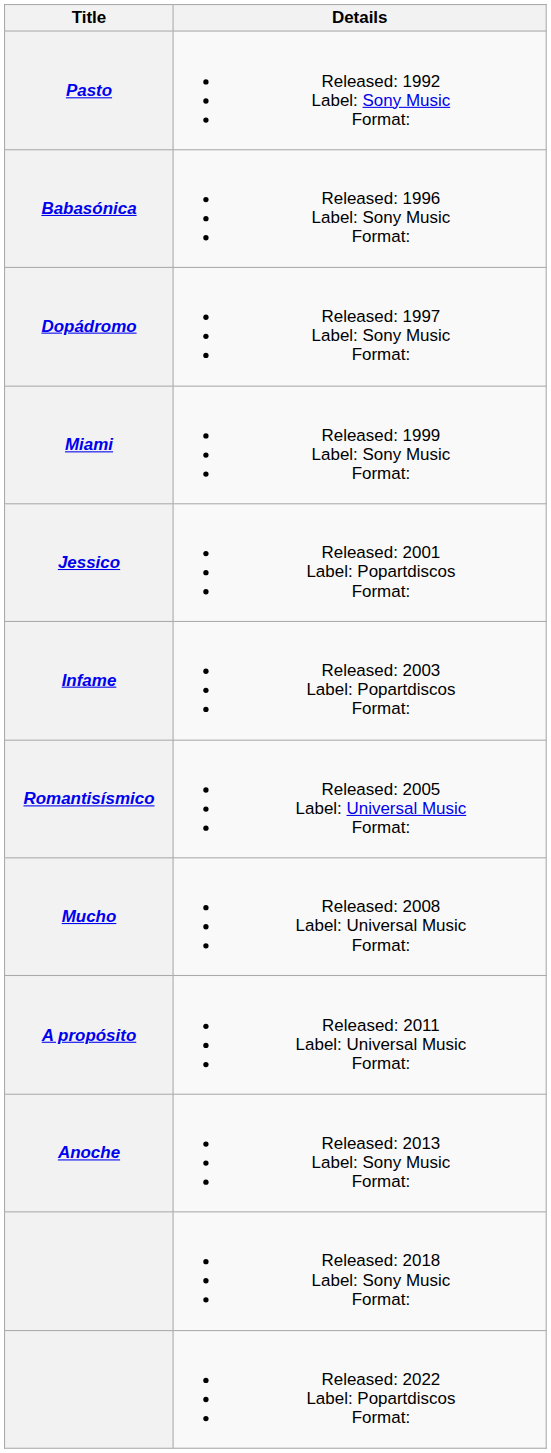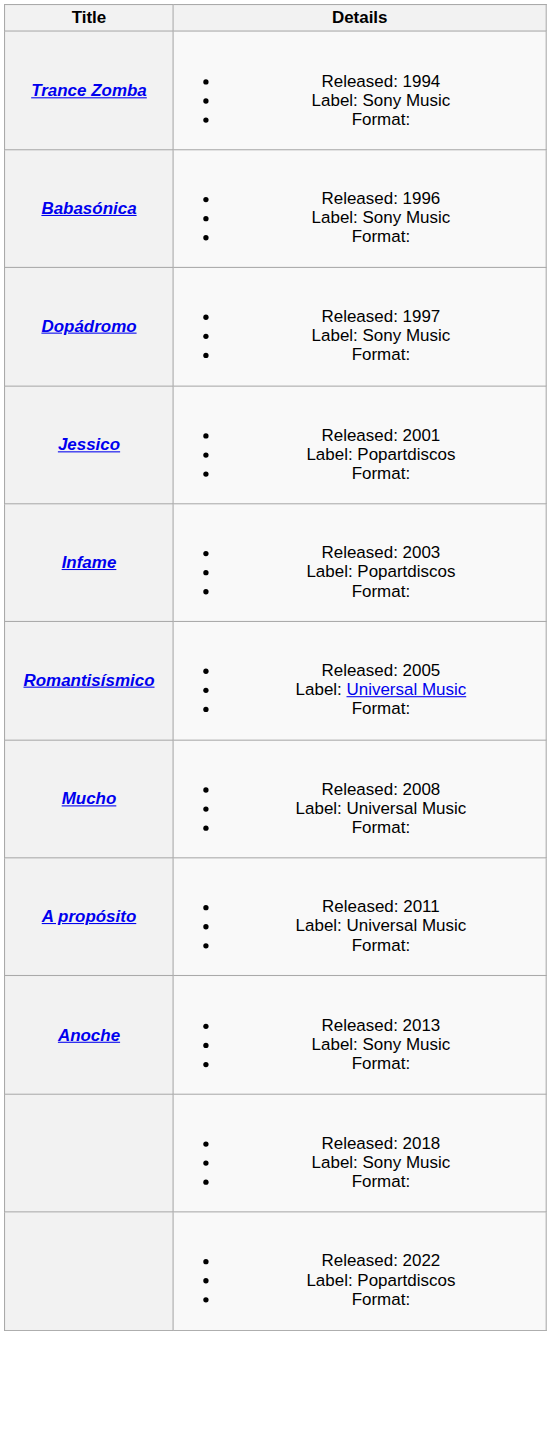- row: (360, 100)
+ row: (360, 100)
- row: (360, 454)
